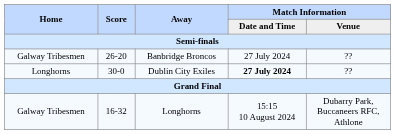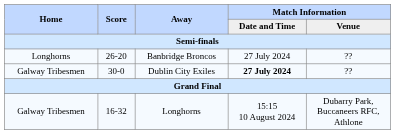(51, 56) Galway Tribesmen -> (51, 56) Longhorns
(51, 71) Longhorns -> (51, 71) Galway Tribesmen
